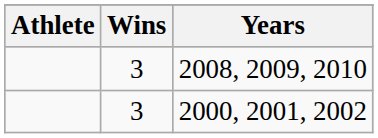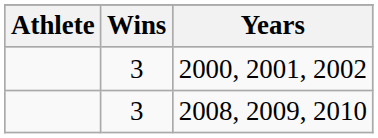rows swapped: (273, 111) <-> (273, 68)
